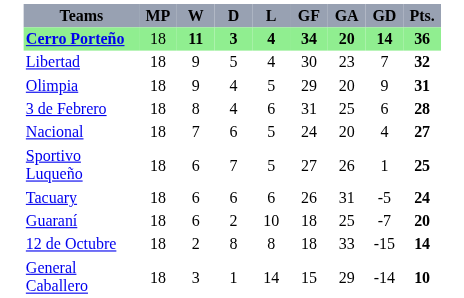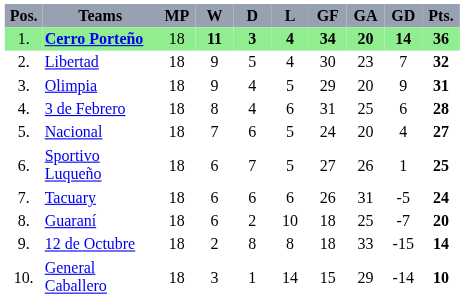+ column: (24, 15)
